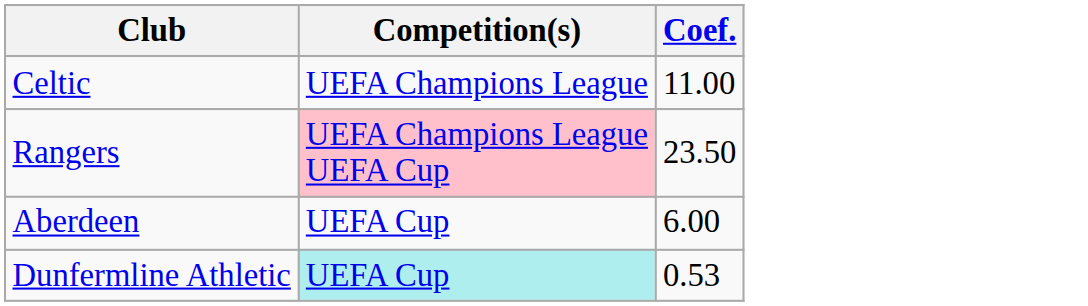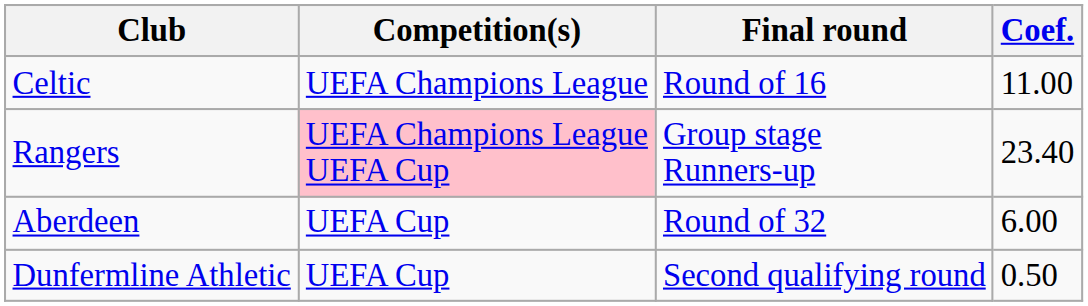+ column: (824, 30)
(700, 152) 23.50 -> (1037, 152) 23.40
(378, 274) paleturquoise background -> (378, 274) no background
(692, 274) 0.53 -> (1029, 274) 0.50
